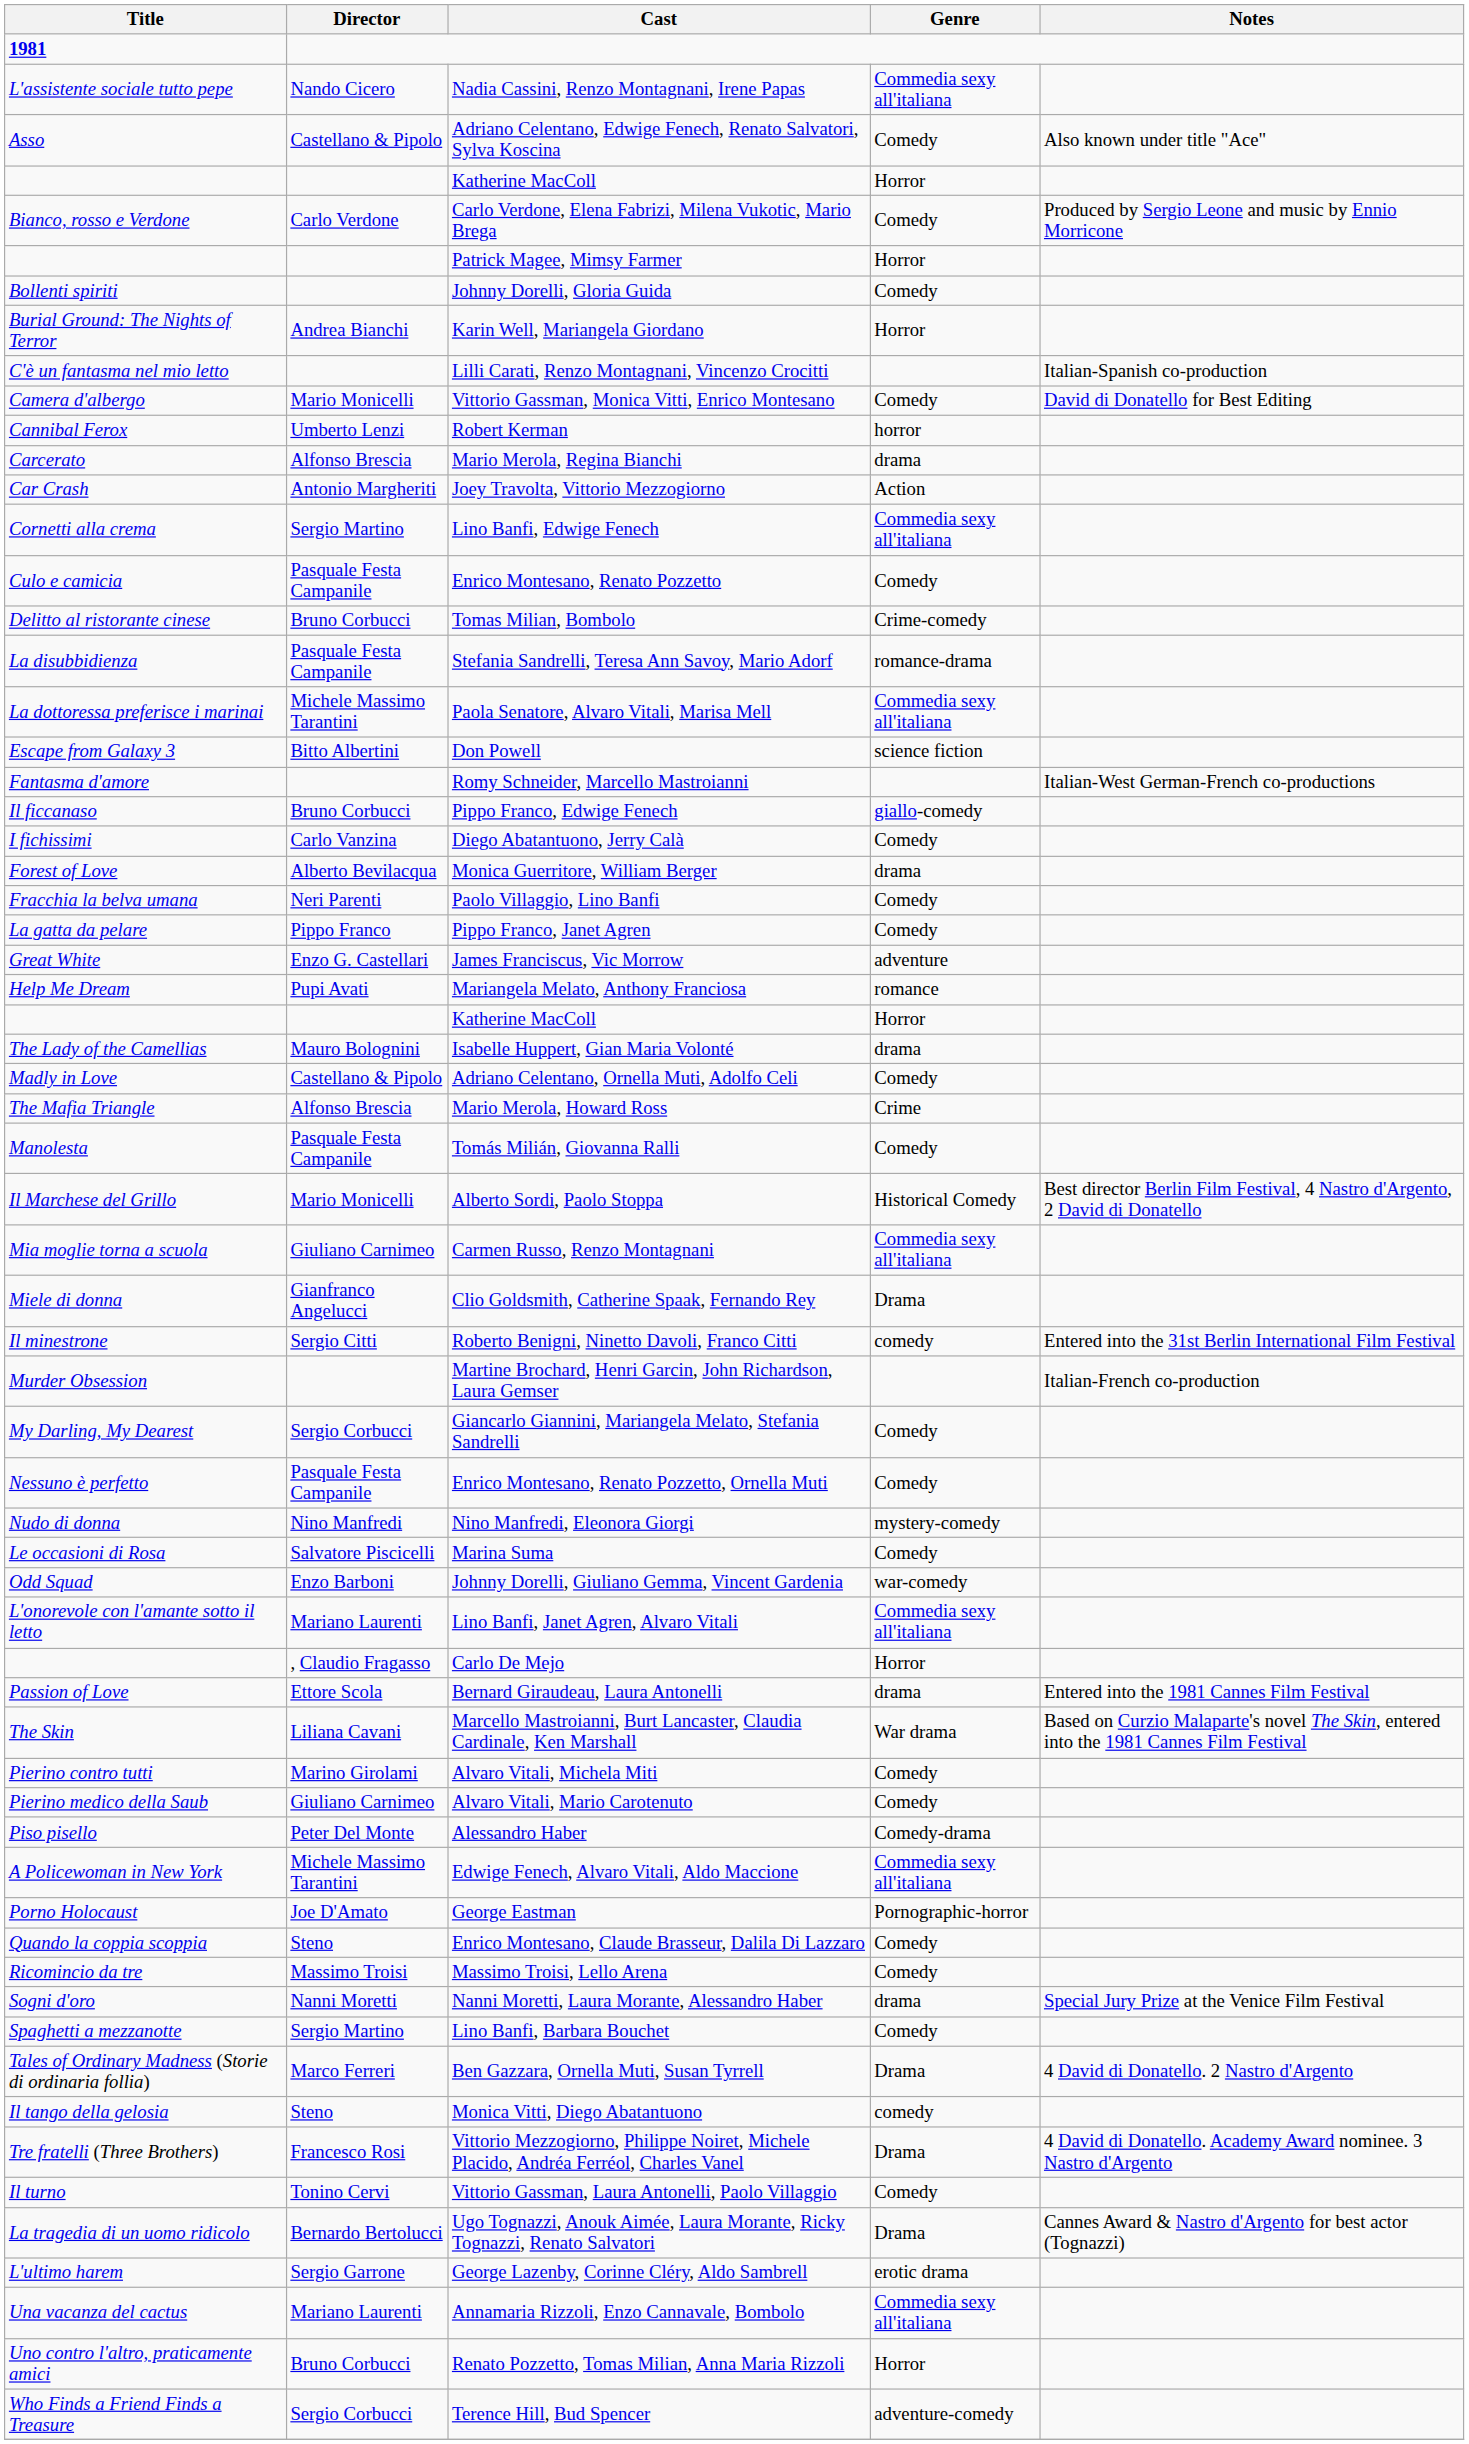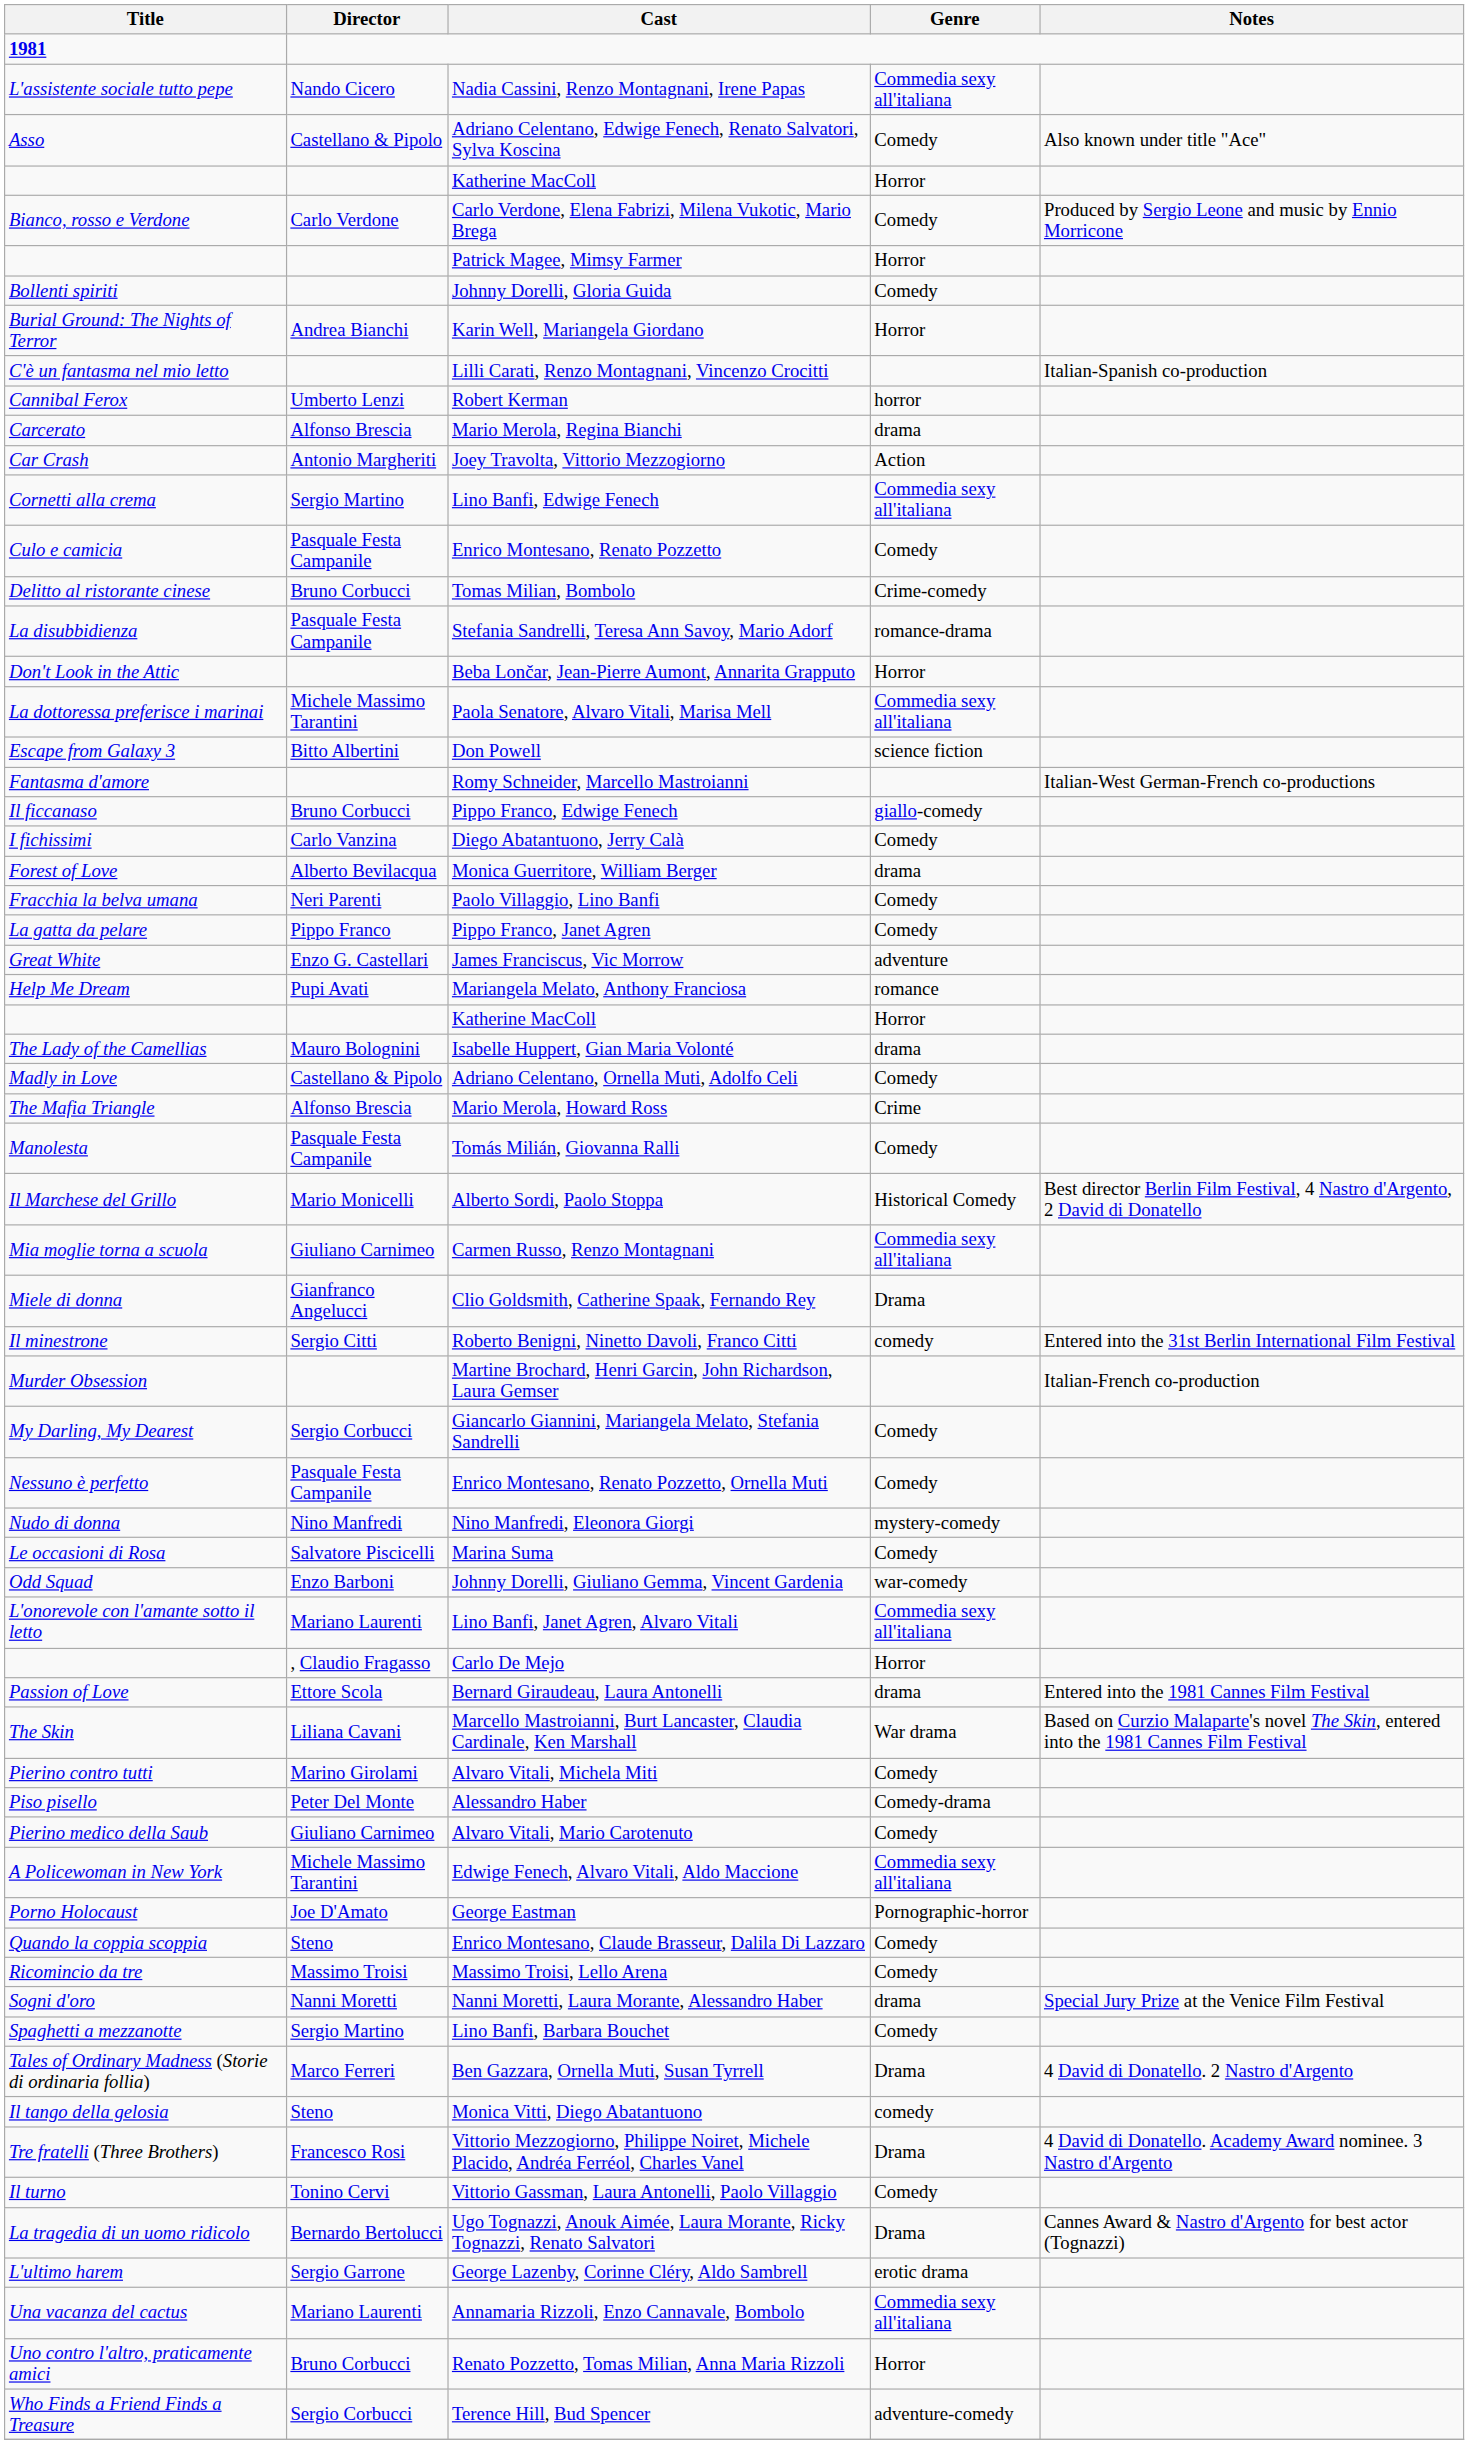- row: (77, 400)
+ row: (94, 671)
rows swapped: (108, 1802) <-> (53, 1832)
